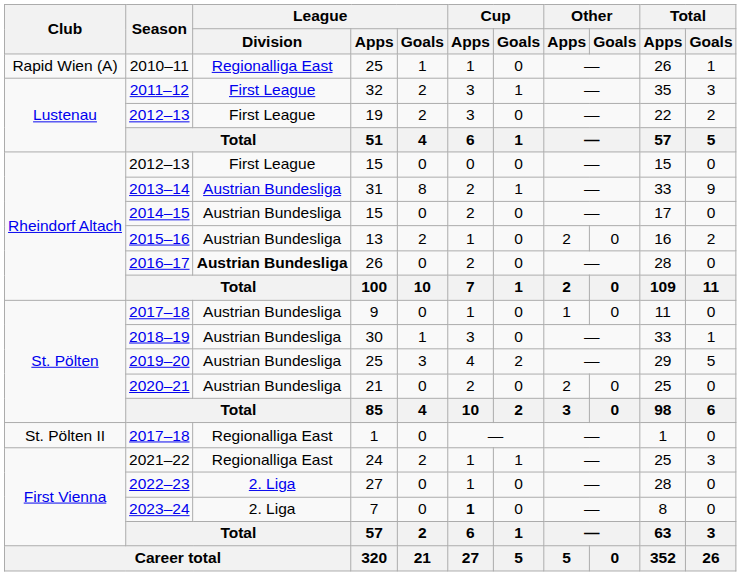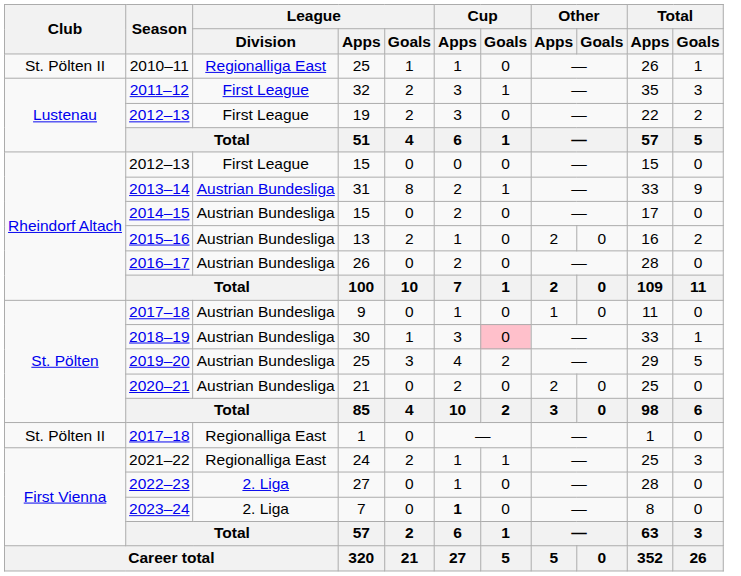(65, 66) Rapid Wien (A) -> (65, 66) St. Pölten II
(272, 262) bold -> (266, 262) normal
(519, 336) no background -> (506, 336) pink background
